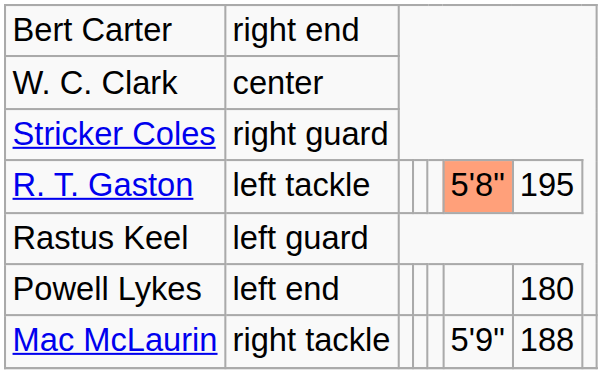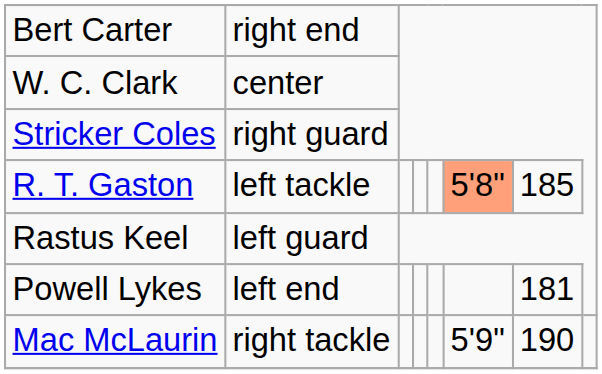(547, 185) 195 -> (547, 185) 185
(547, 289) 180 -> (547, 289) 181
(547, 340) 188 -> (547, 340) 190
